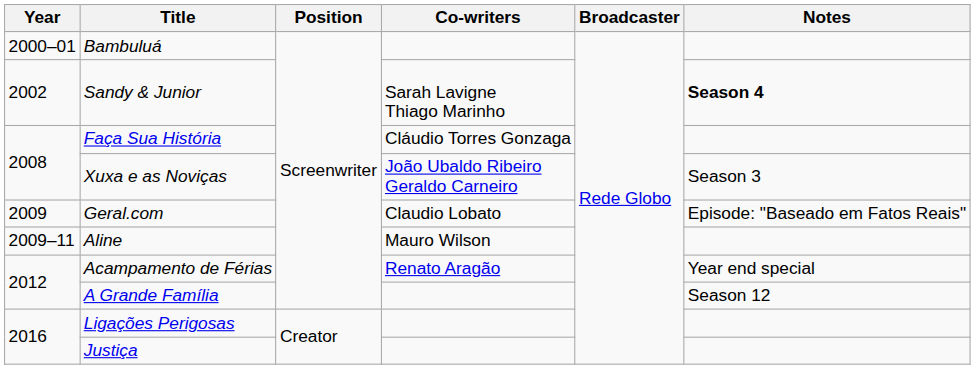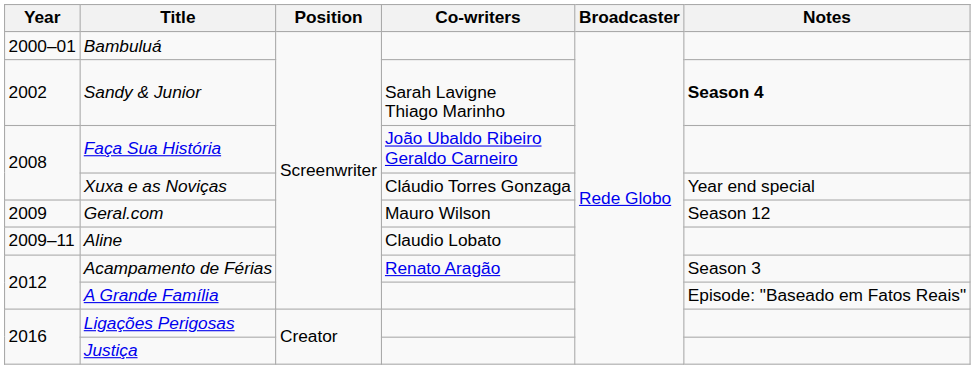(478, 139) Cláudio Torres Gonzaga -> (463, 149) João Ubaldo Ribeiro Geraldo Carneiro
(463, 176) João Ubaldo Ribeiro Geraldo Carneiro -> (478, 186) Cláudio Torres Gonzaga
(724, 176) Season 3 -> (751, 186) Year end special
(443, 213) Claudio Lobato -> (438, 213) Mauro Wilson
(827, 213) Episode: "Baseado em Fatos Reais" -> (729, 213) Season 12
(438, 240) Mauro Wilson -> (443, 240) Claudio Lobato
(751, 268) Year end special -> (724, 268) Season 3
(729, 295) Season 12 -> (827, 295) Episode: "Baseado em Fatos Reais"
